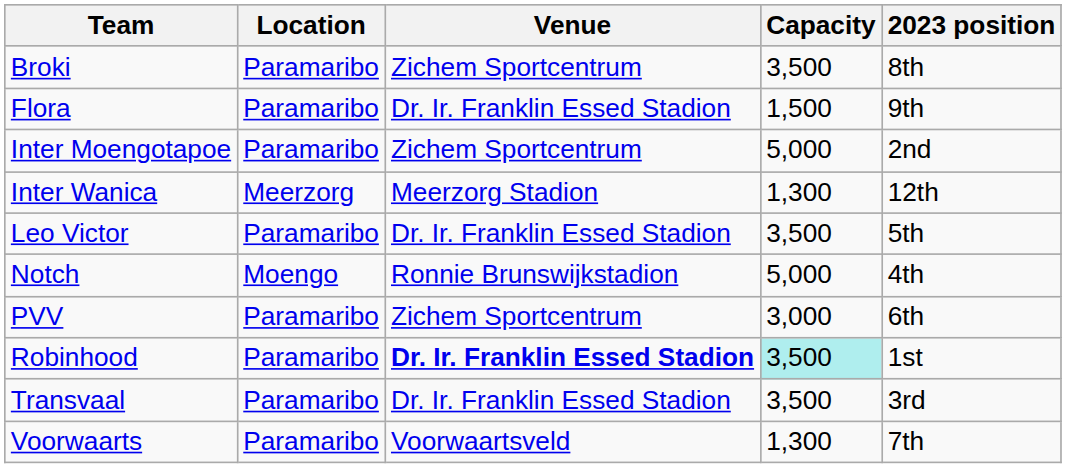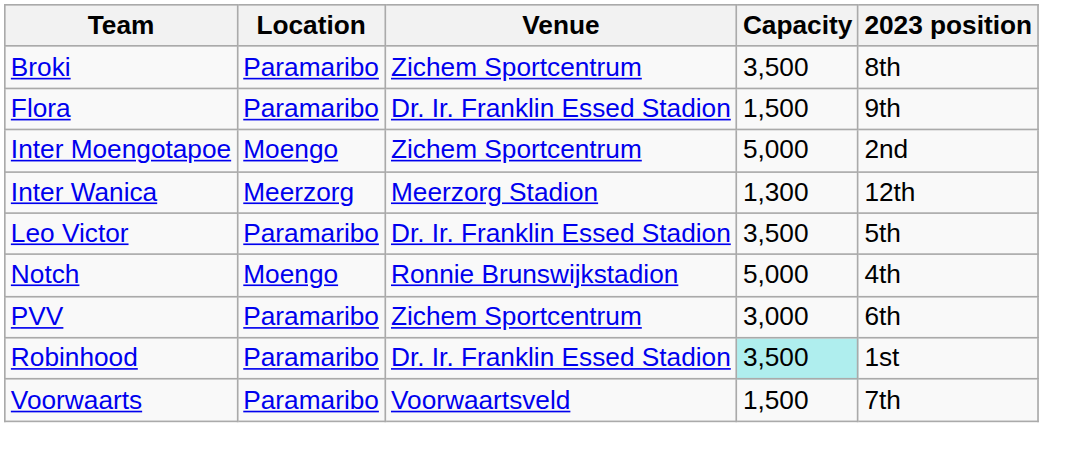(311, 150) Paramaribo -> (291, 150) Moengo
(573, 358) bold -> (561, 358) normal
- row: (68, 399)
(799, 441) 1,300 -> (776, 399) 1,500
